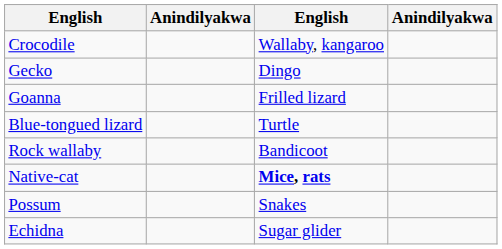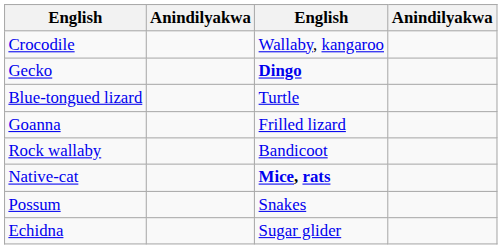(280, 71) normal -> (280, 71) bold
rows swapped: (35, 97) <-> (75, 124)
